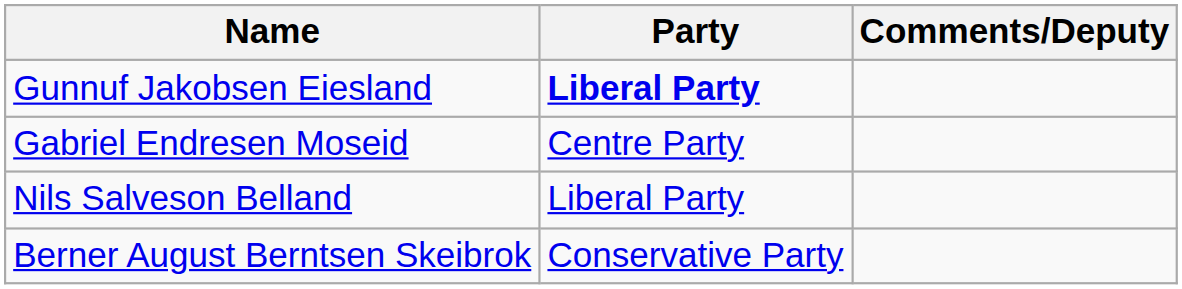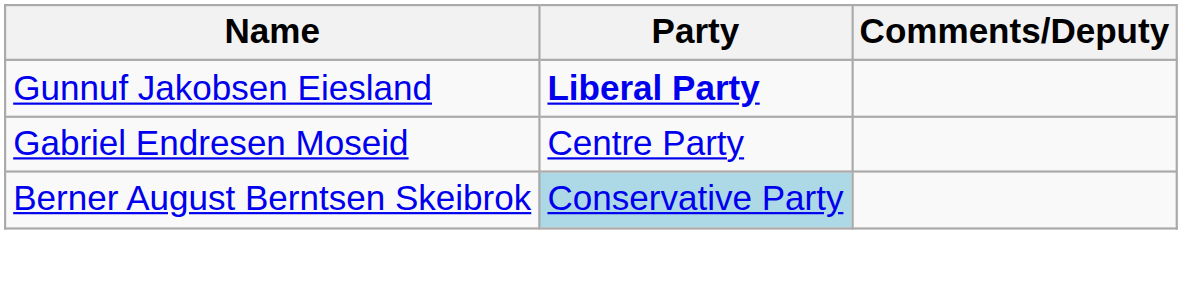- row: (183, 198)
(695, 254) no background -> (695, 198) lightblue background
